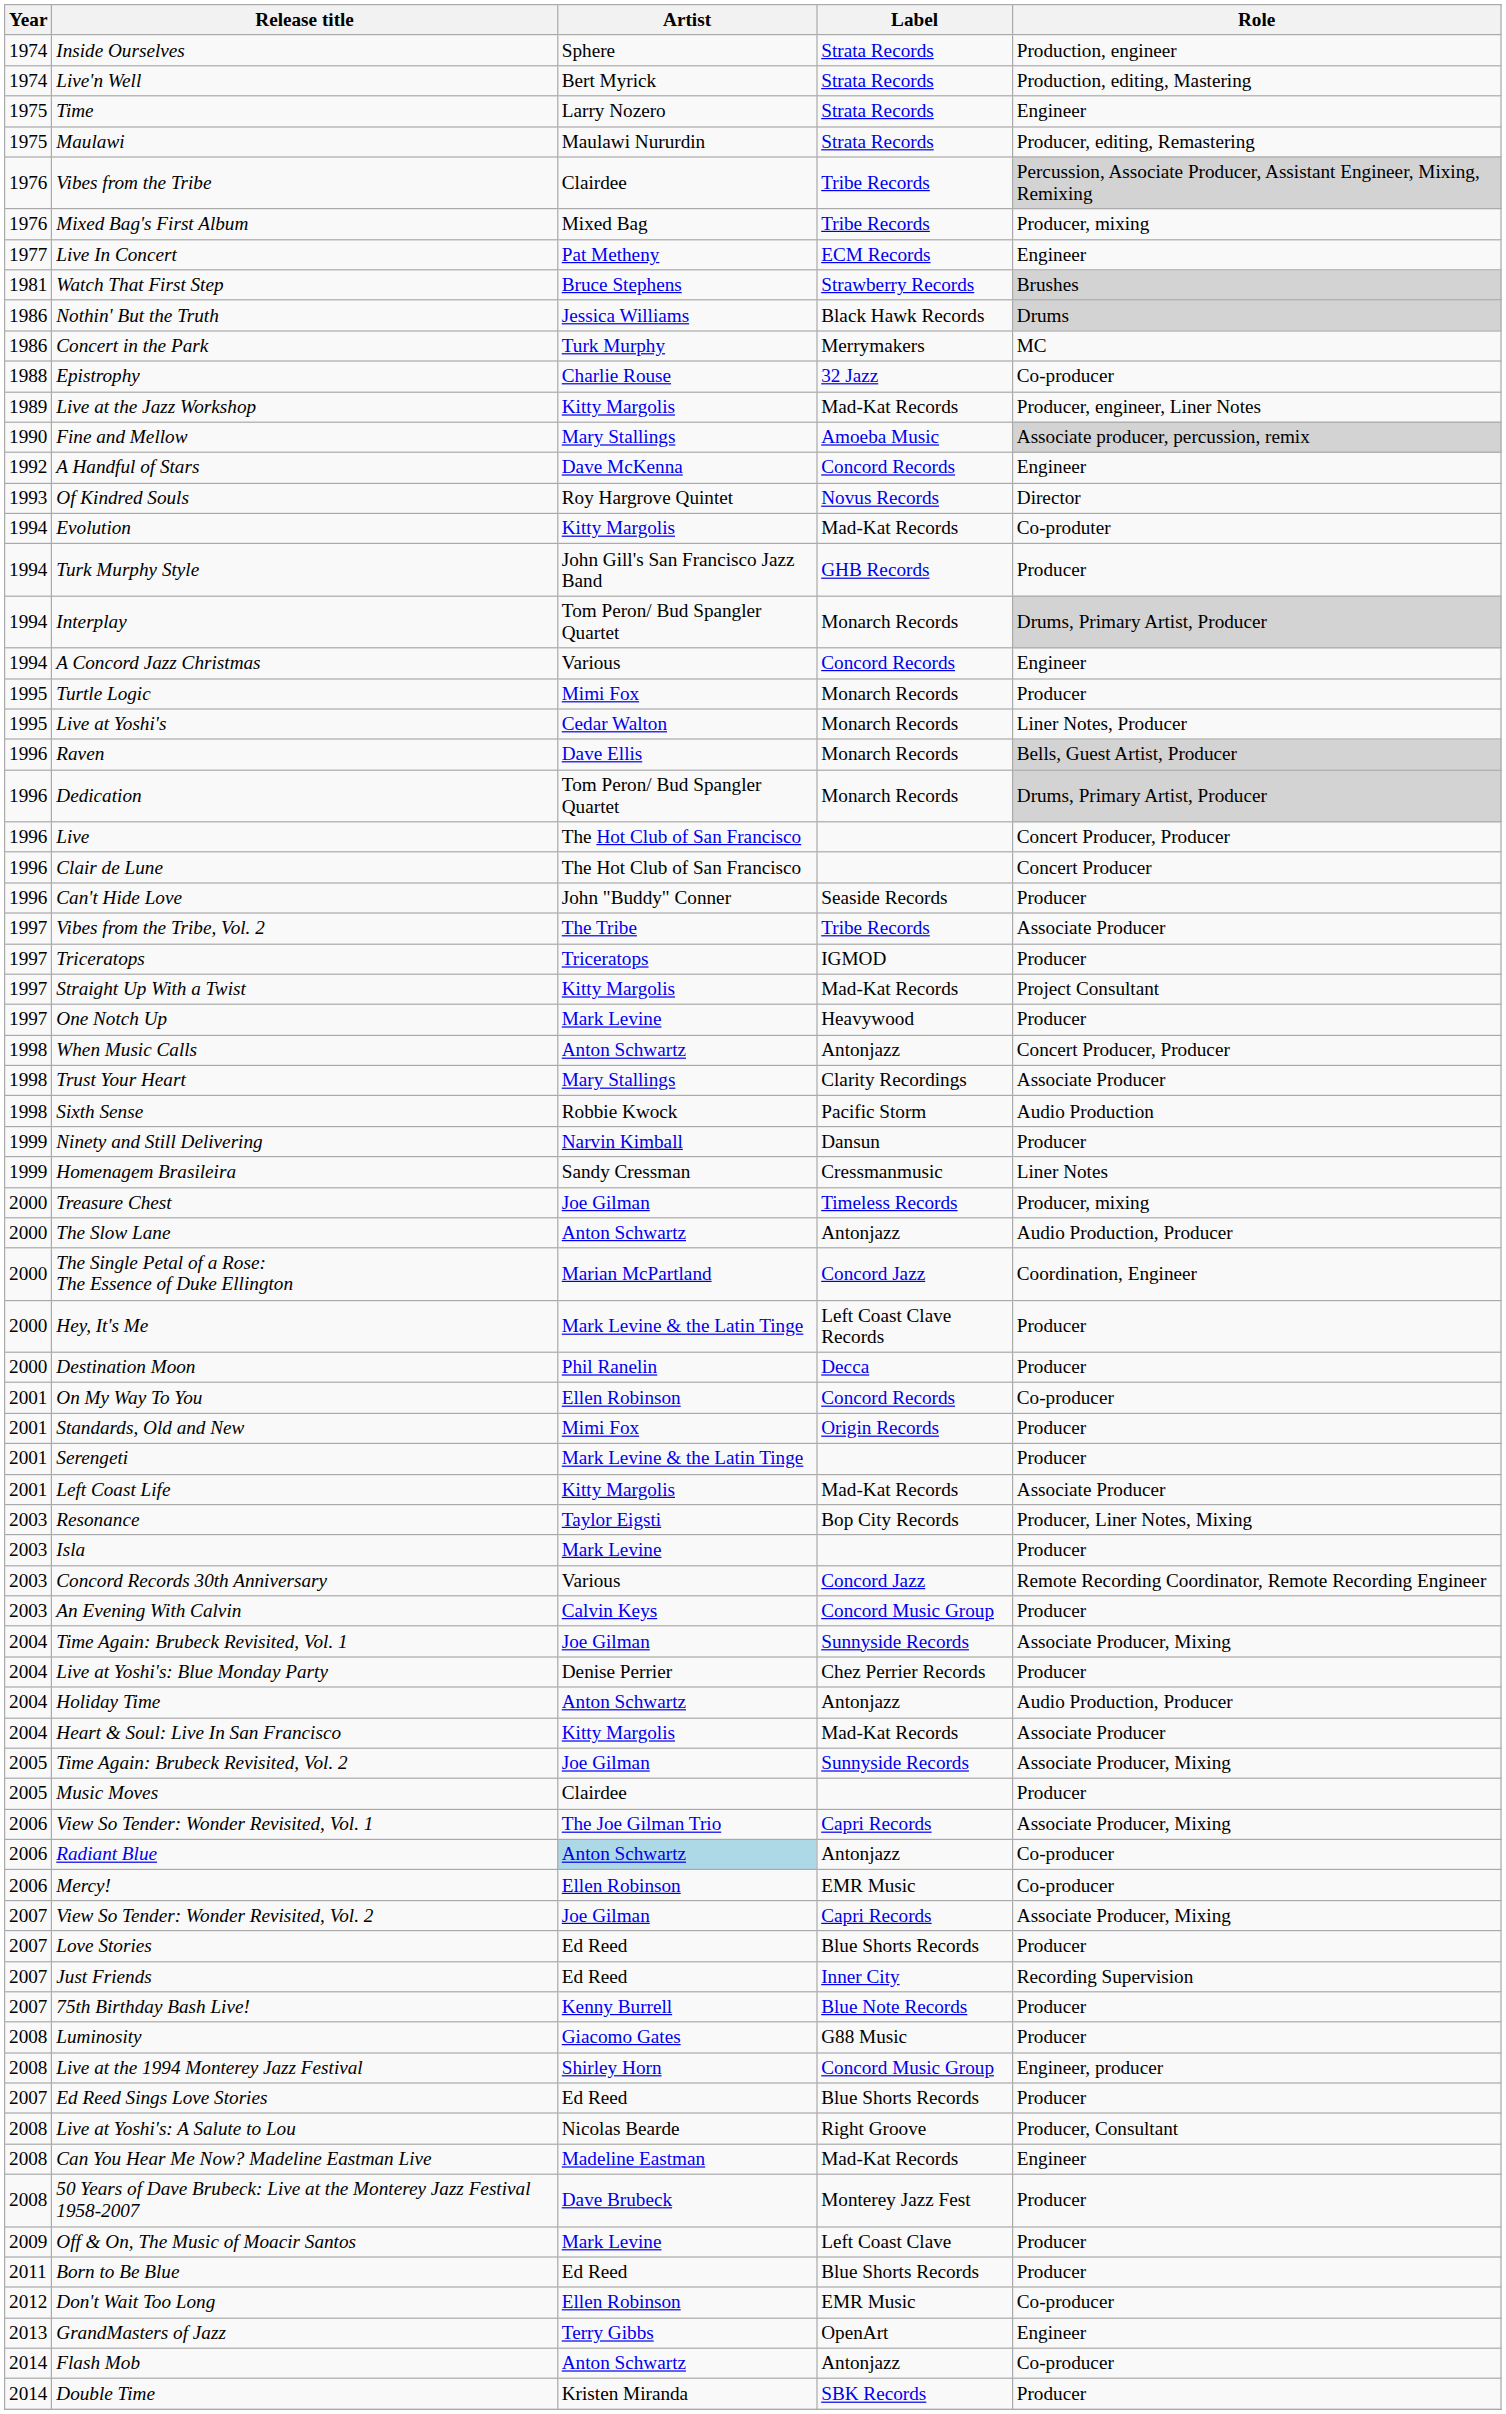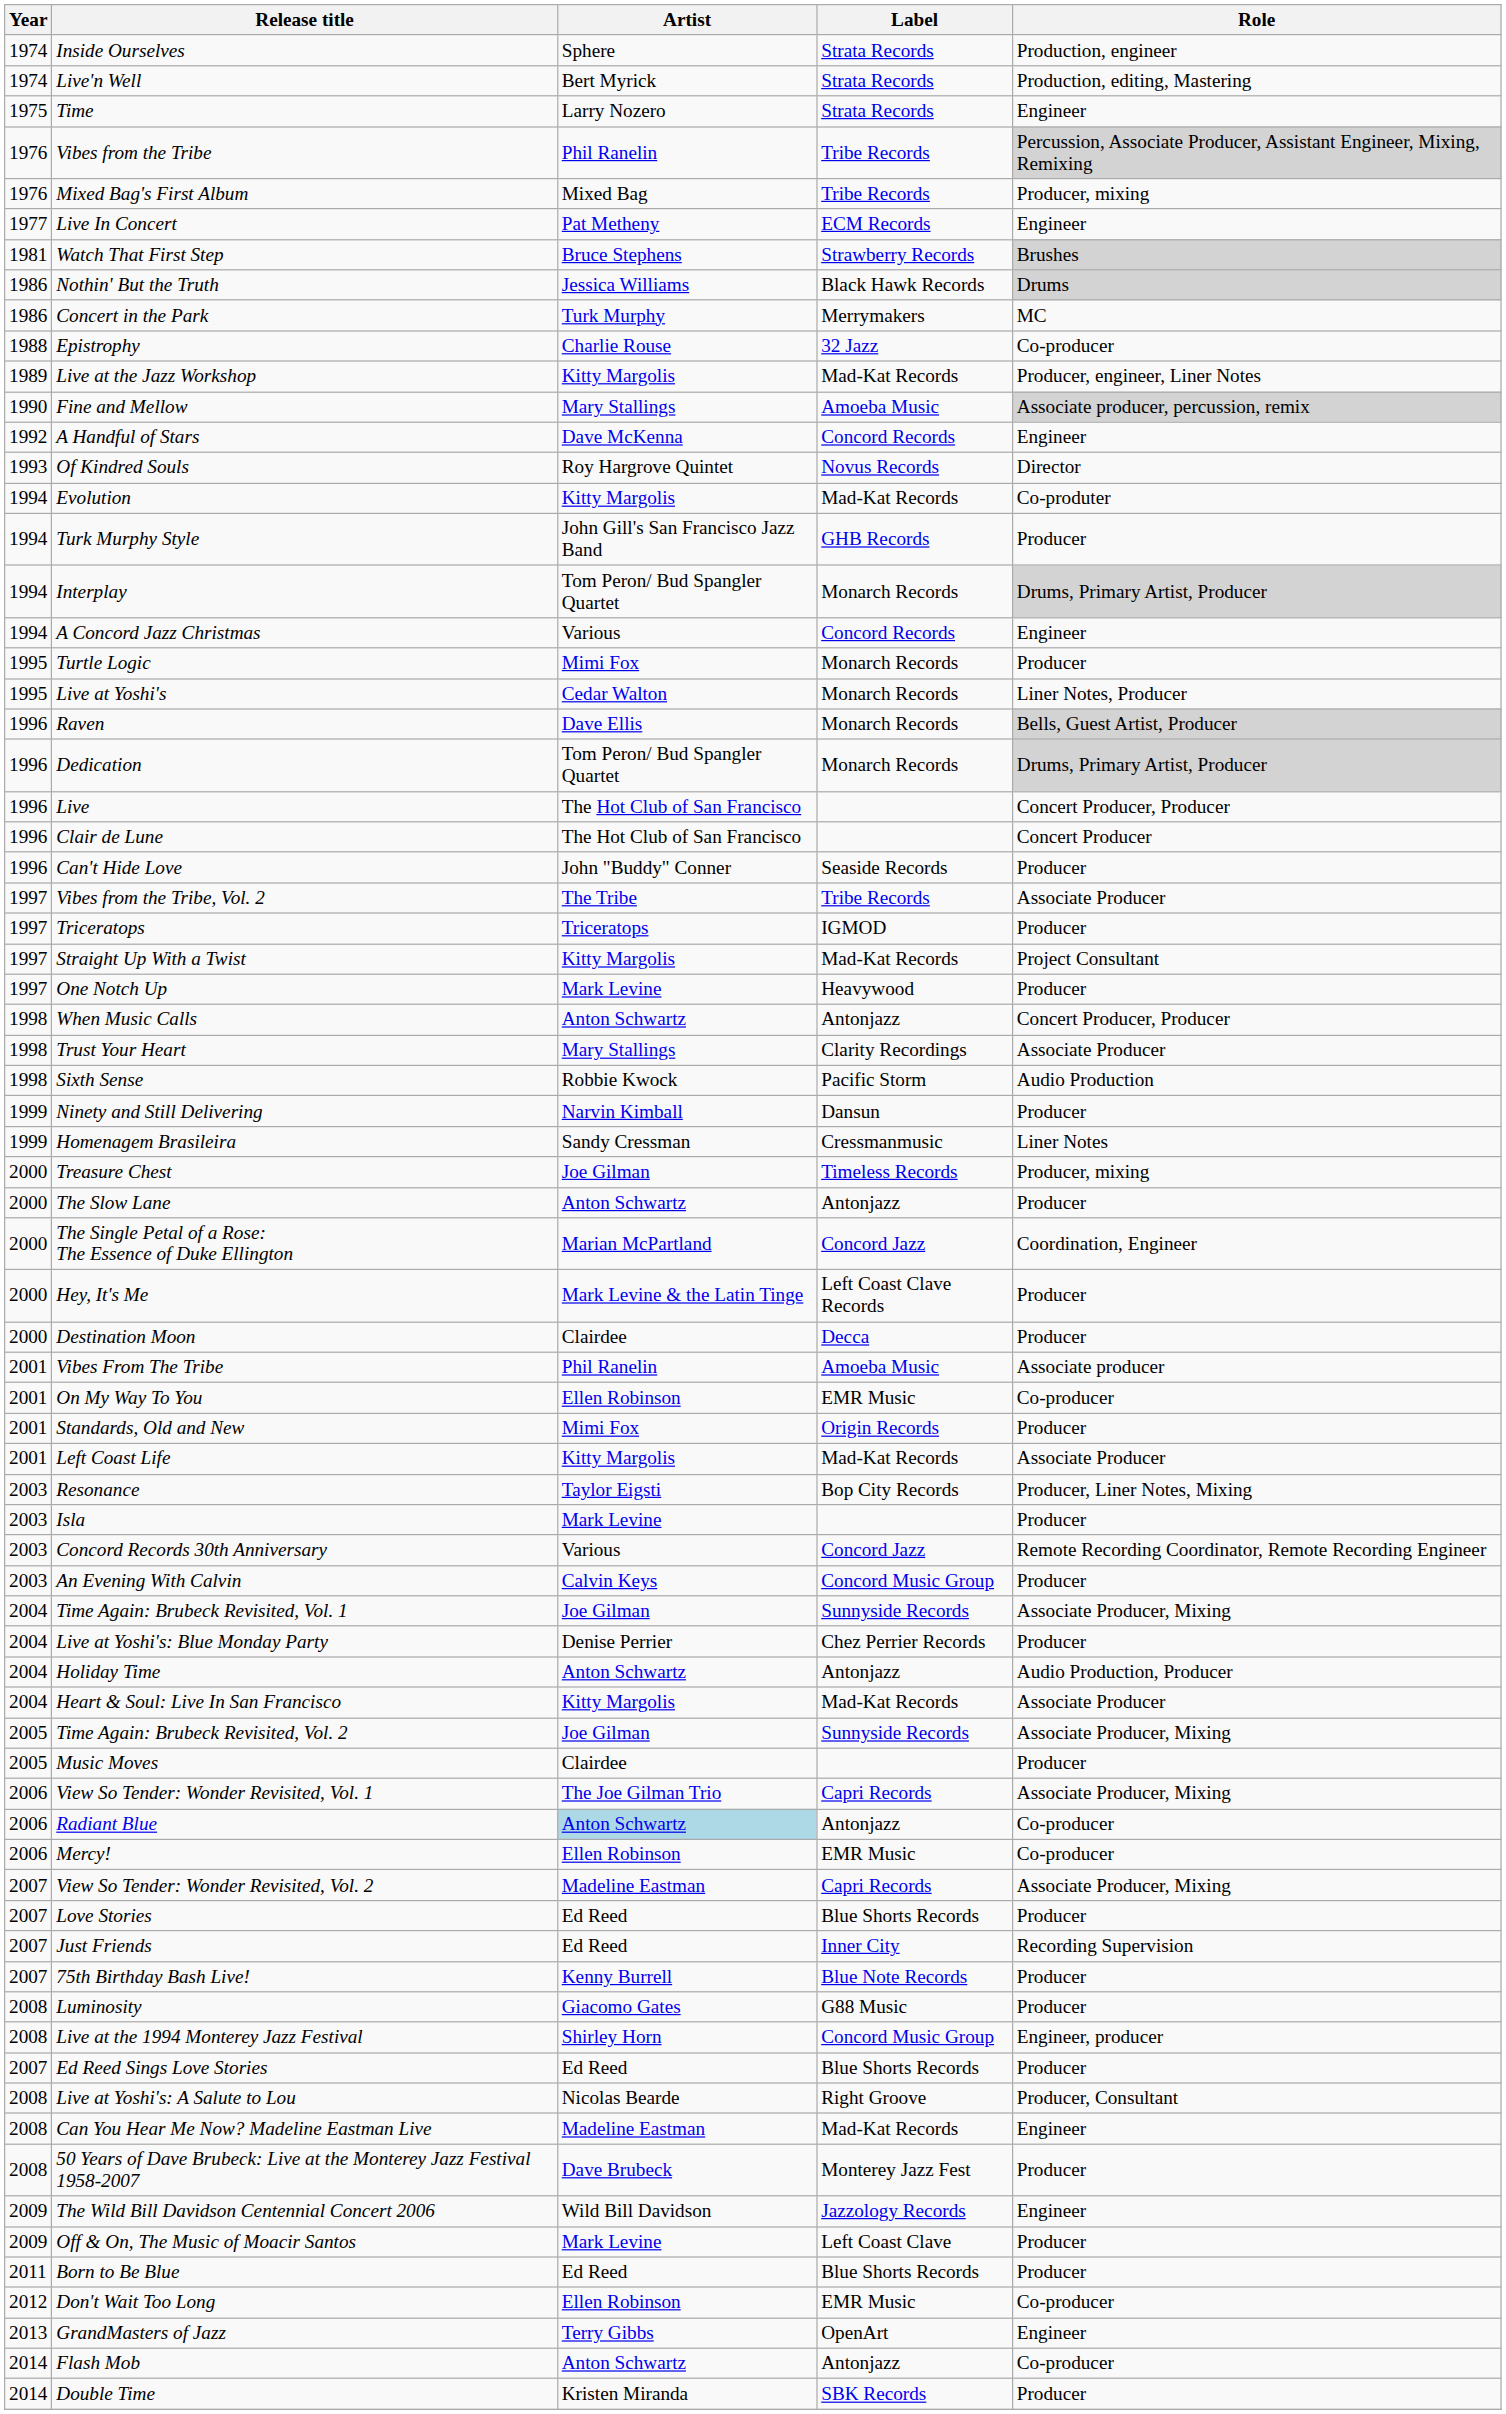- row: (90, 141)
(594, 182) Clairdee -> (609, 152) Phil Ranelin
(1125, 1232) Audio Production, Producer -> (1051, 1202) Producer
(609, 1367) Phil Ranelin -> (594, 1336) Clairdee
+ row: (140, 1367)
(888, 1397) Concord Records -> (868, 1397) EMR Music
- row: (92, 1458)
(606, 1915) Joe Gilman -> (633, 1884) Madeline Eastman
+ row: (246, 2211)
